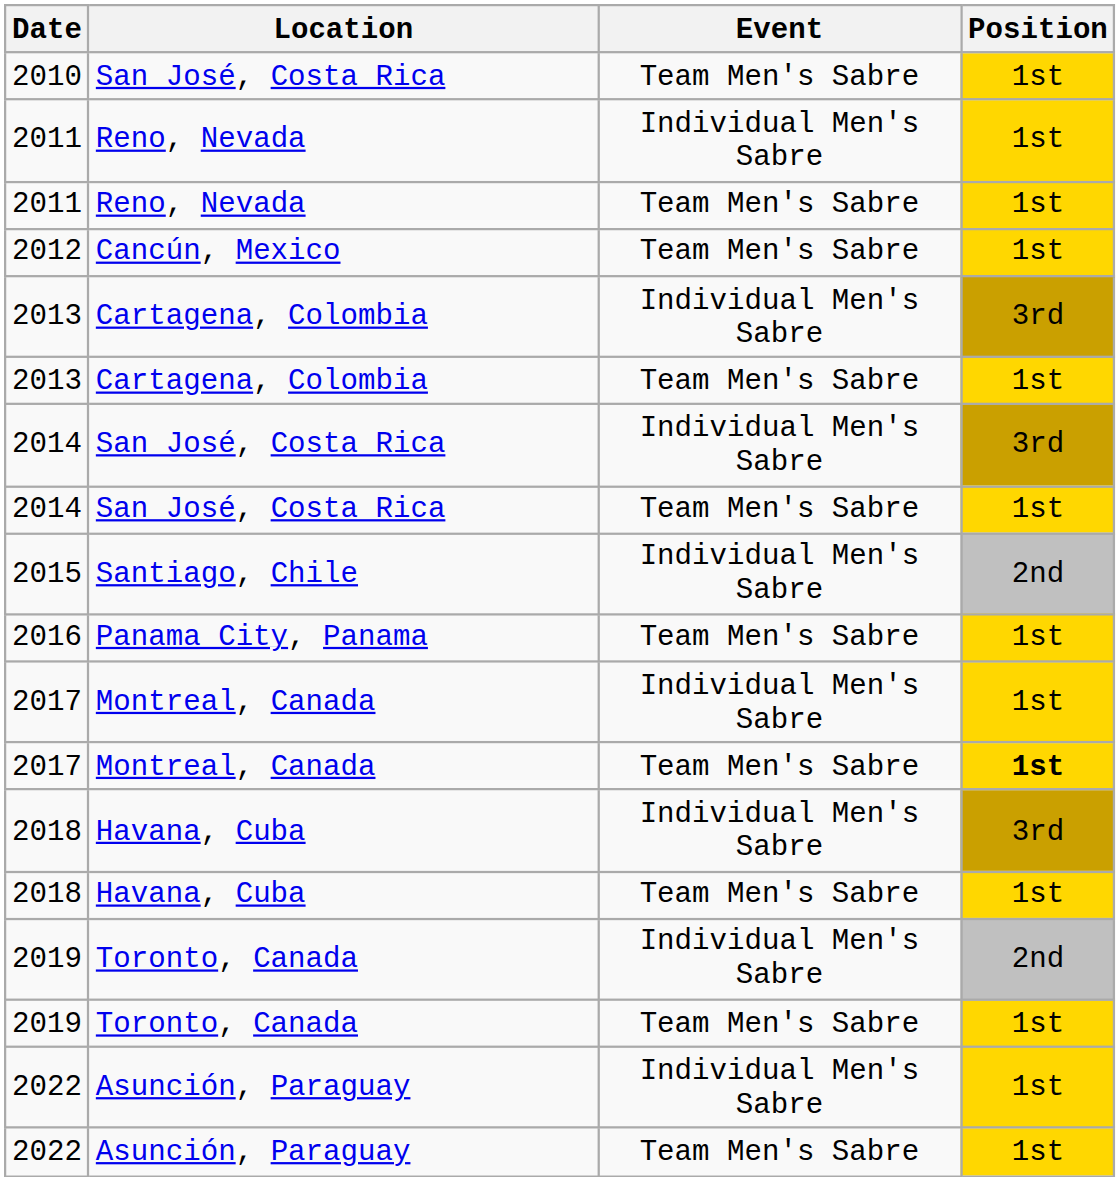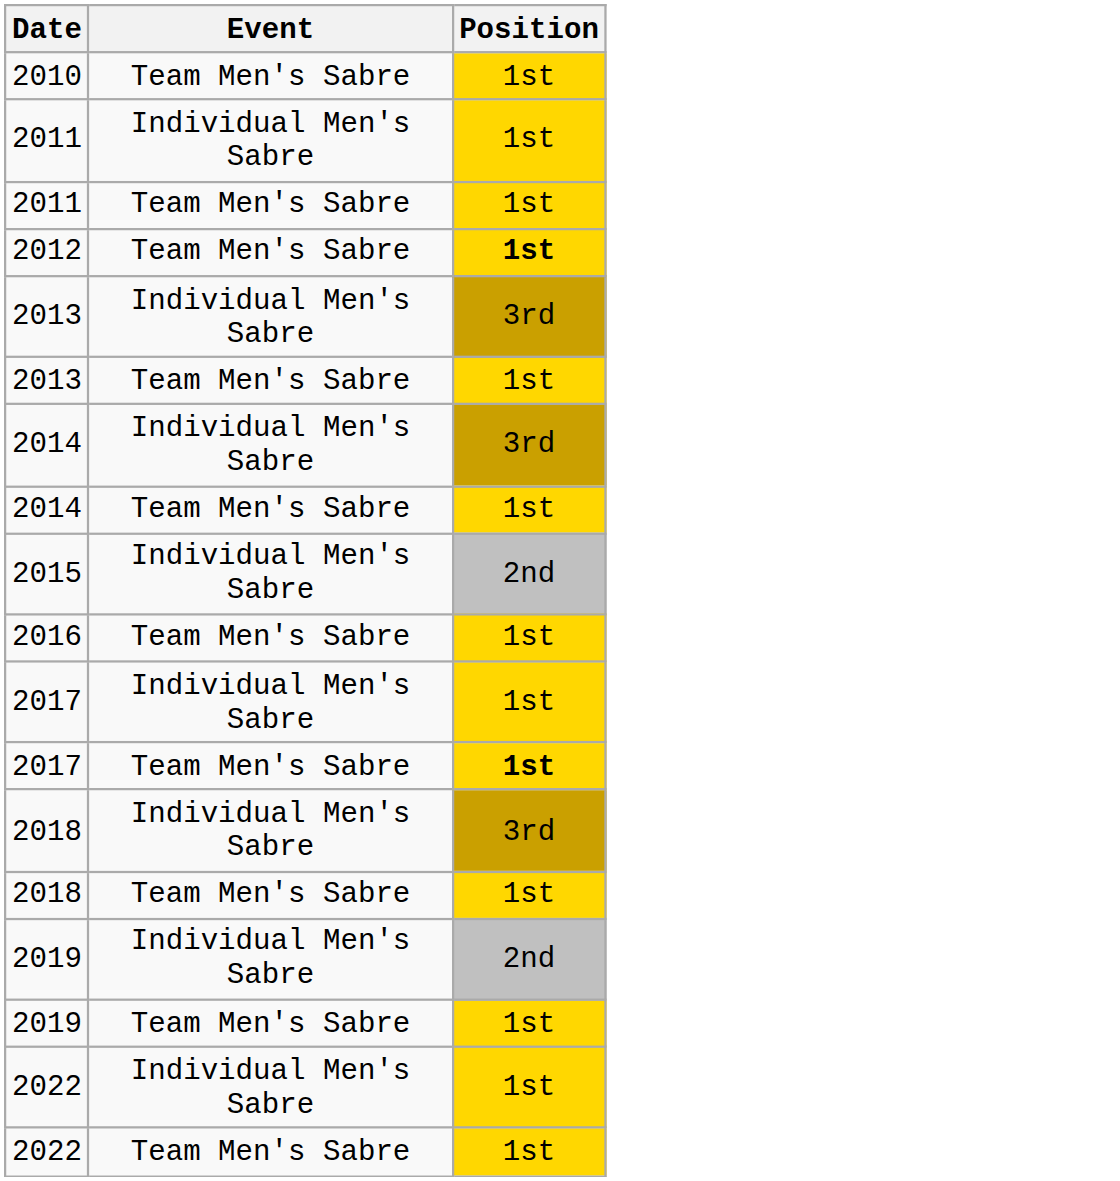- column: (343, 29)
(1038, 252) normal -> (529, 252) bold
